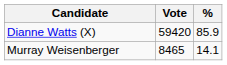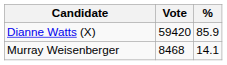(171, 50) 8465 -> (171, 50) 8468
